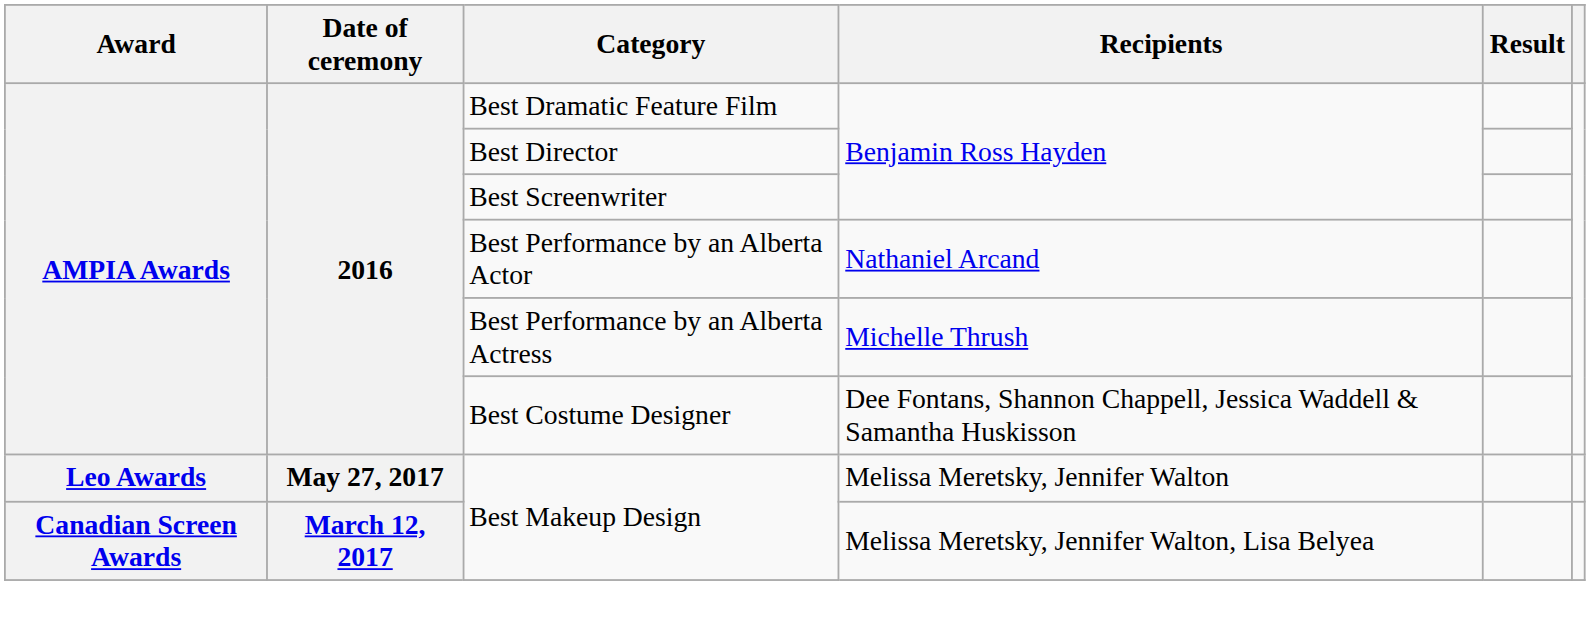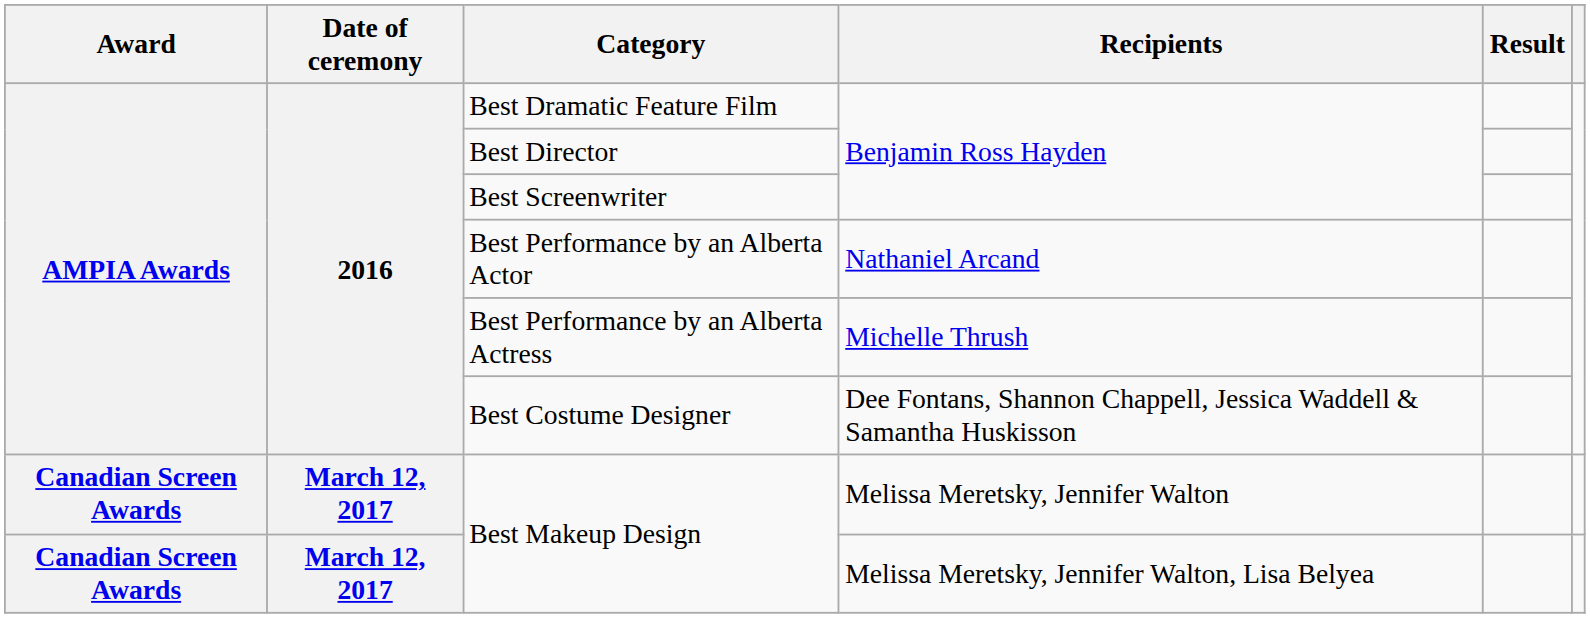(136, 477) Leo Awards -> (136, 494) Canadian Screen Awards
(365, 477) May 27, 2017 -> (365, 494) March 12, 2017
